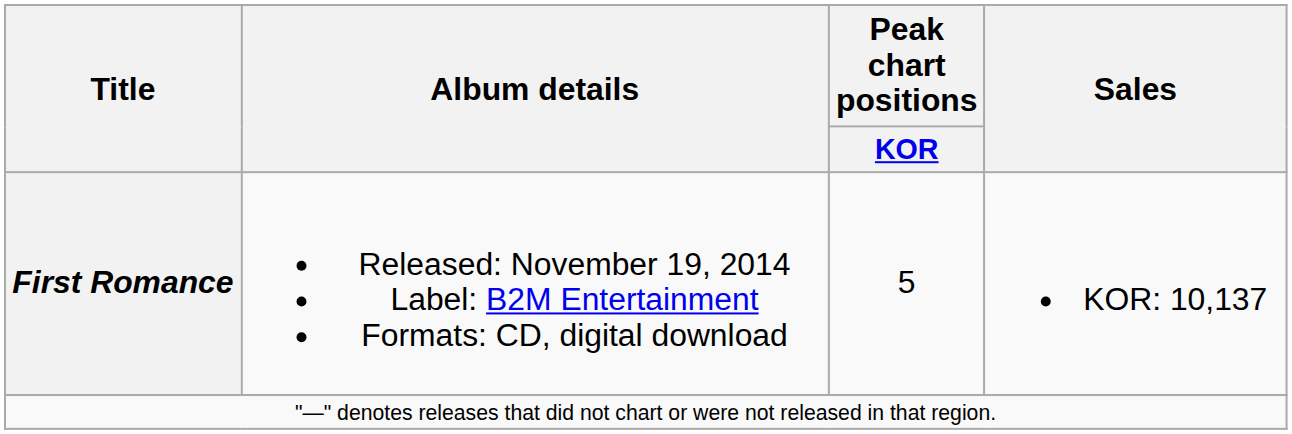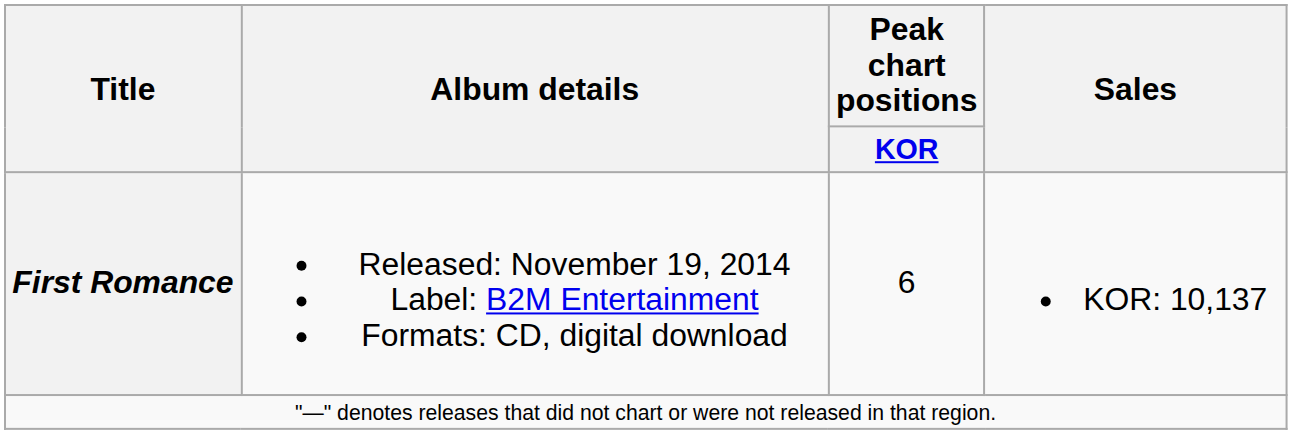(907, 282) 5 -> (907, 282) 6
